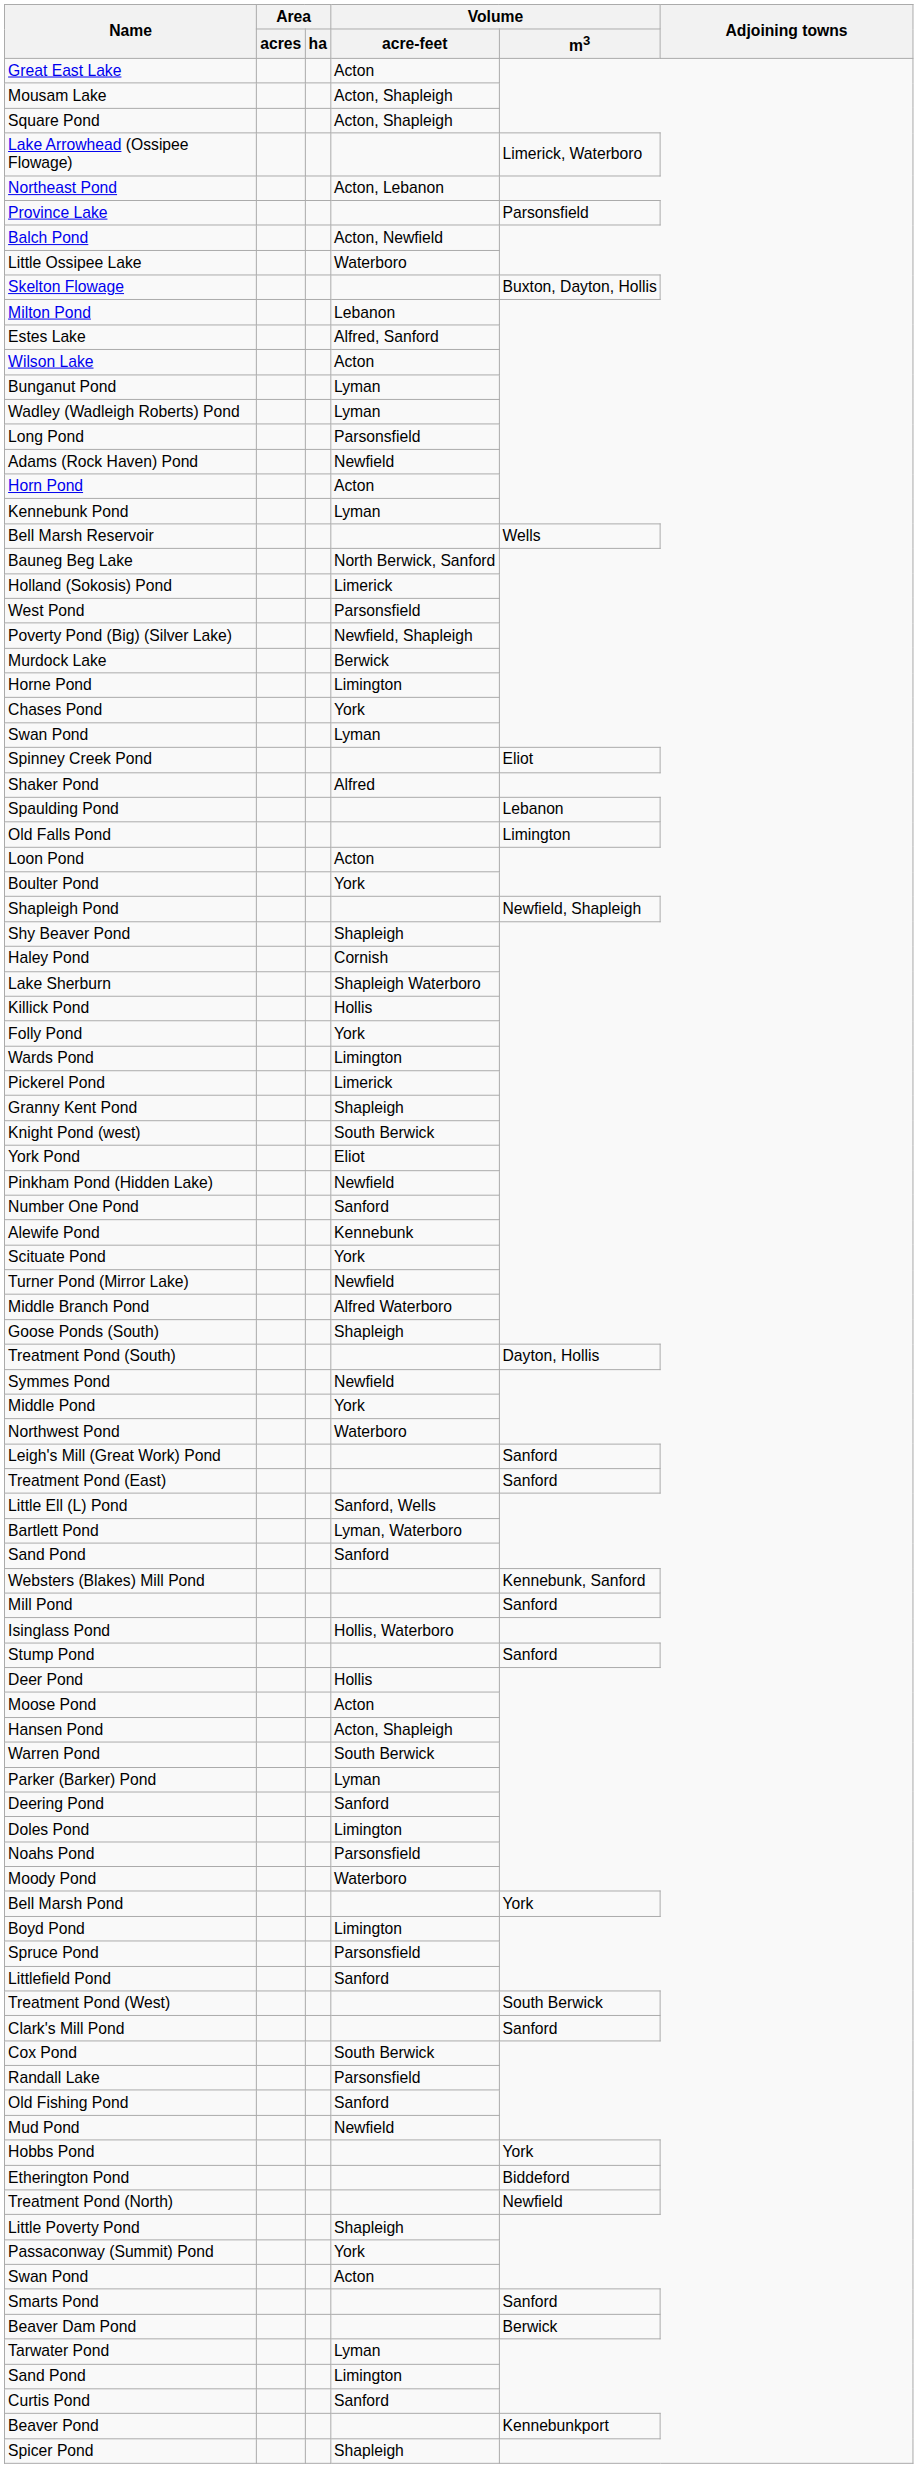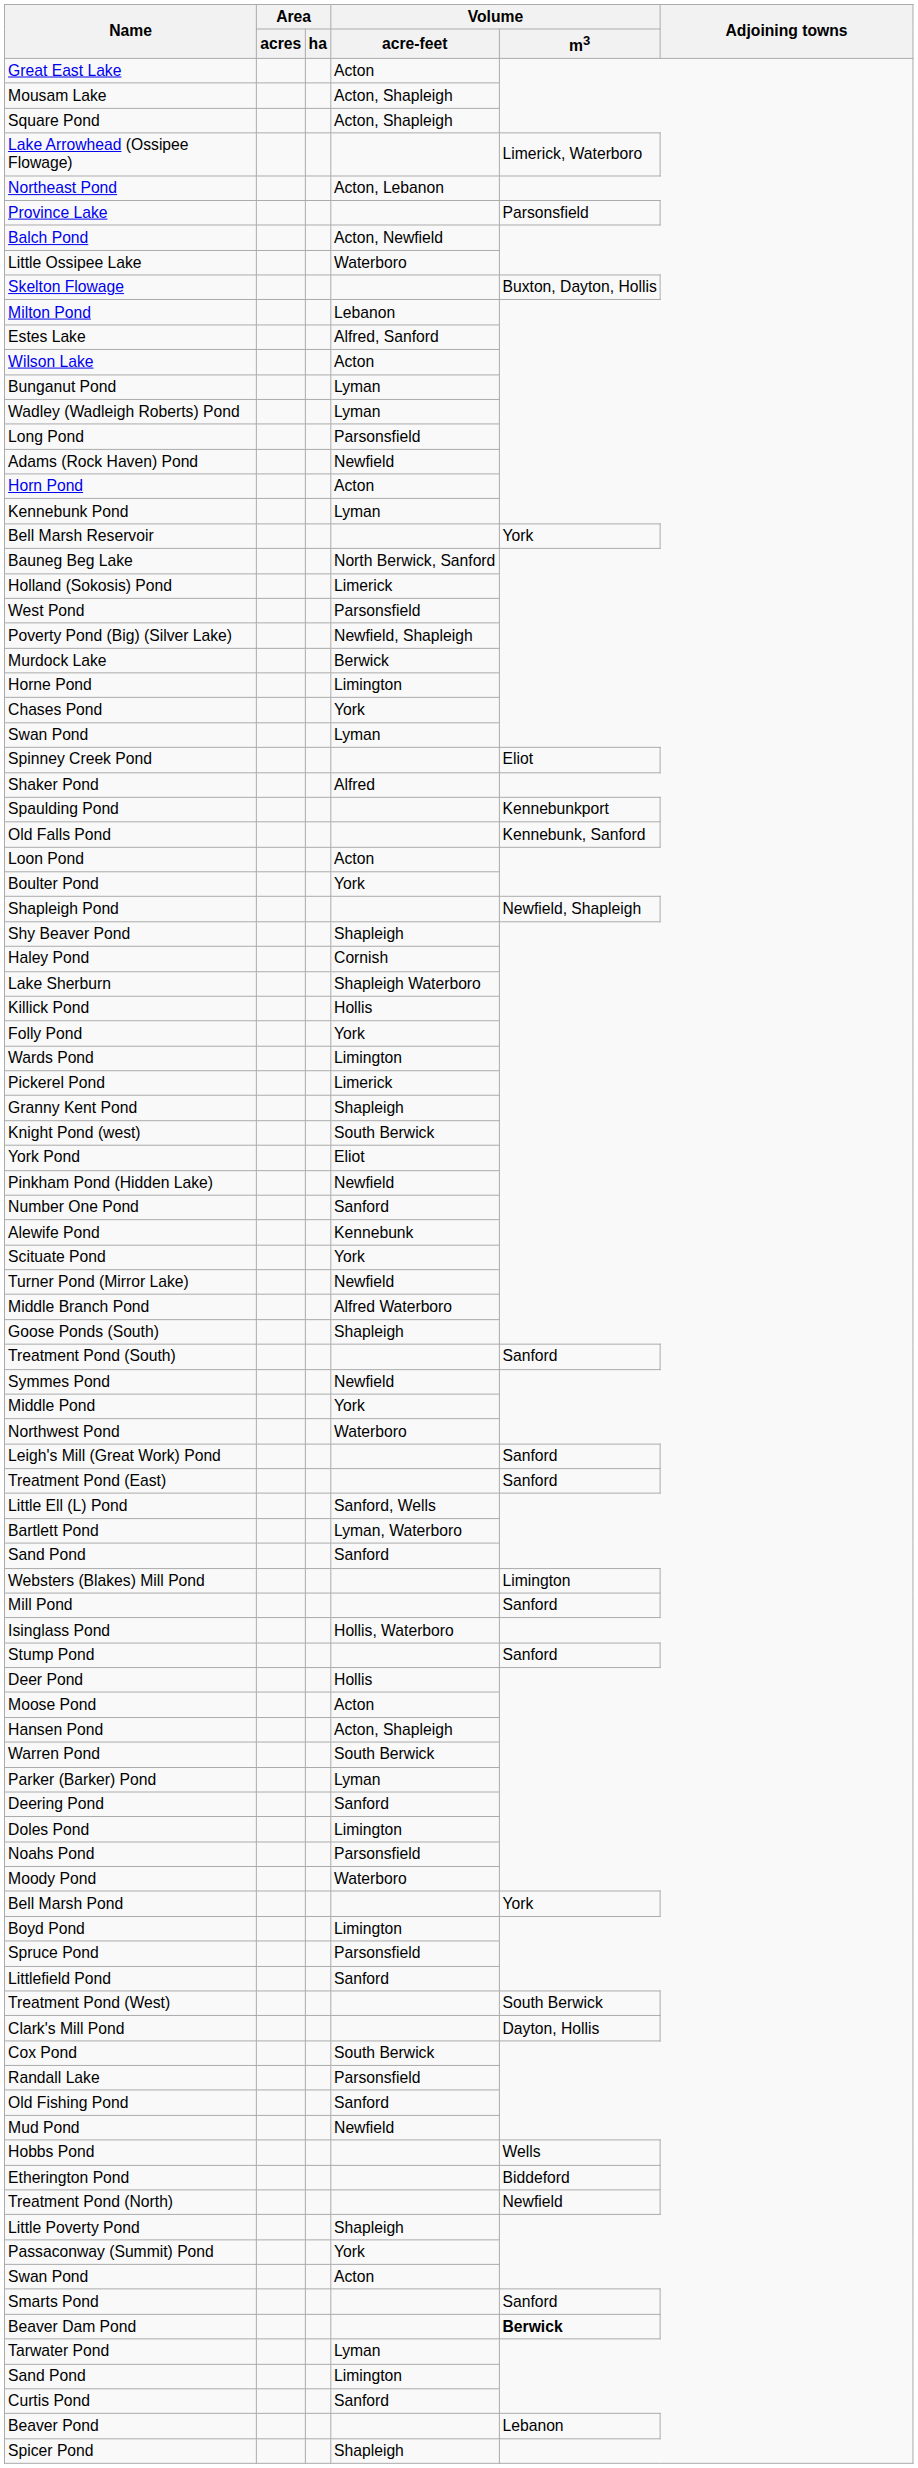(522, 536) Wells -> (518, 536) York
(533, 809) Lebanon -> (556, 809) Kennebunkport
(537, 834) Limington -> (574, 834) Kennebunk, Sanford
(551, 1356) Dayton, Hollis -> (530, 1356) Sanford
(574, 1580) Kennebunk, Sanford -> (537, 1580) Limington
(530, 2028) Sanford -> (551, 2028) Dayton, Hollis
(518, 2152) York -> (522, 2152) Wells
(530, 2326) normal -> (533, 2326) bold
(556, 2426) Kennebunkport -> (533, 2426) Lebanon
